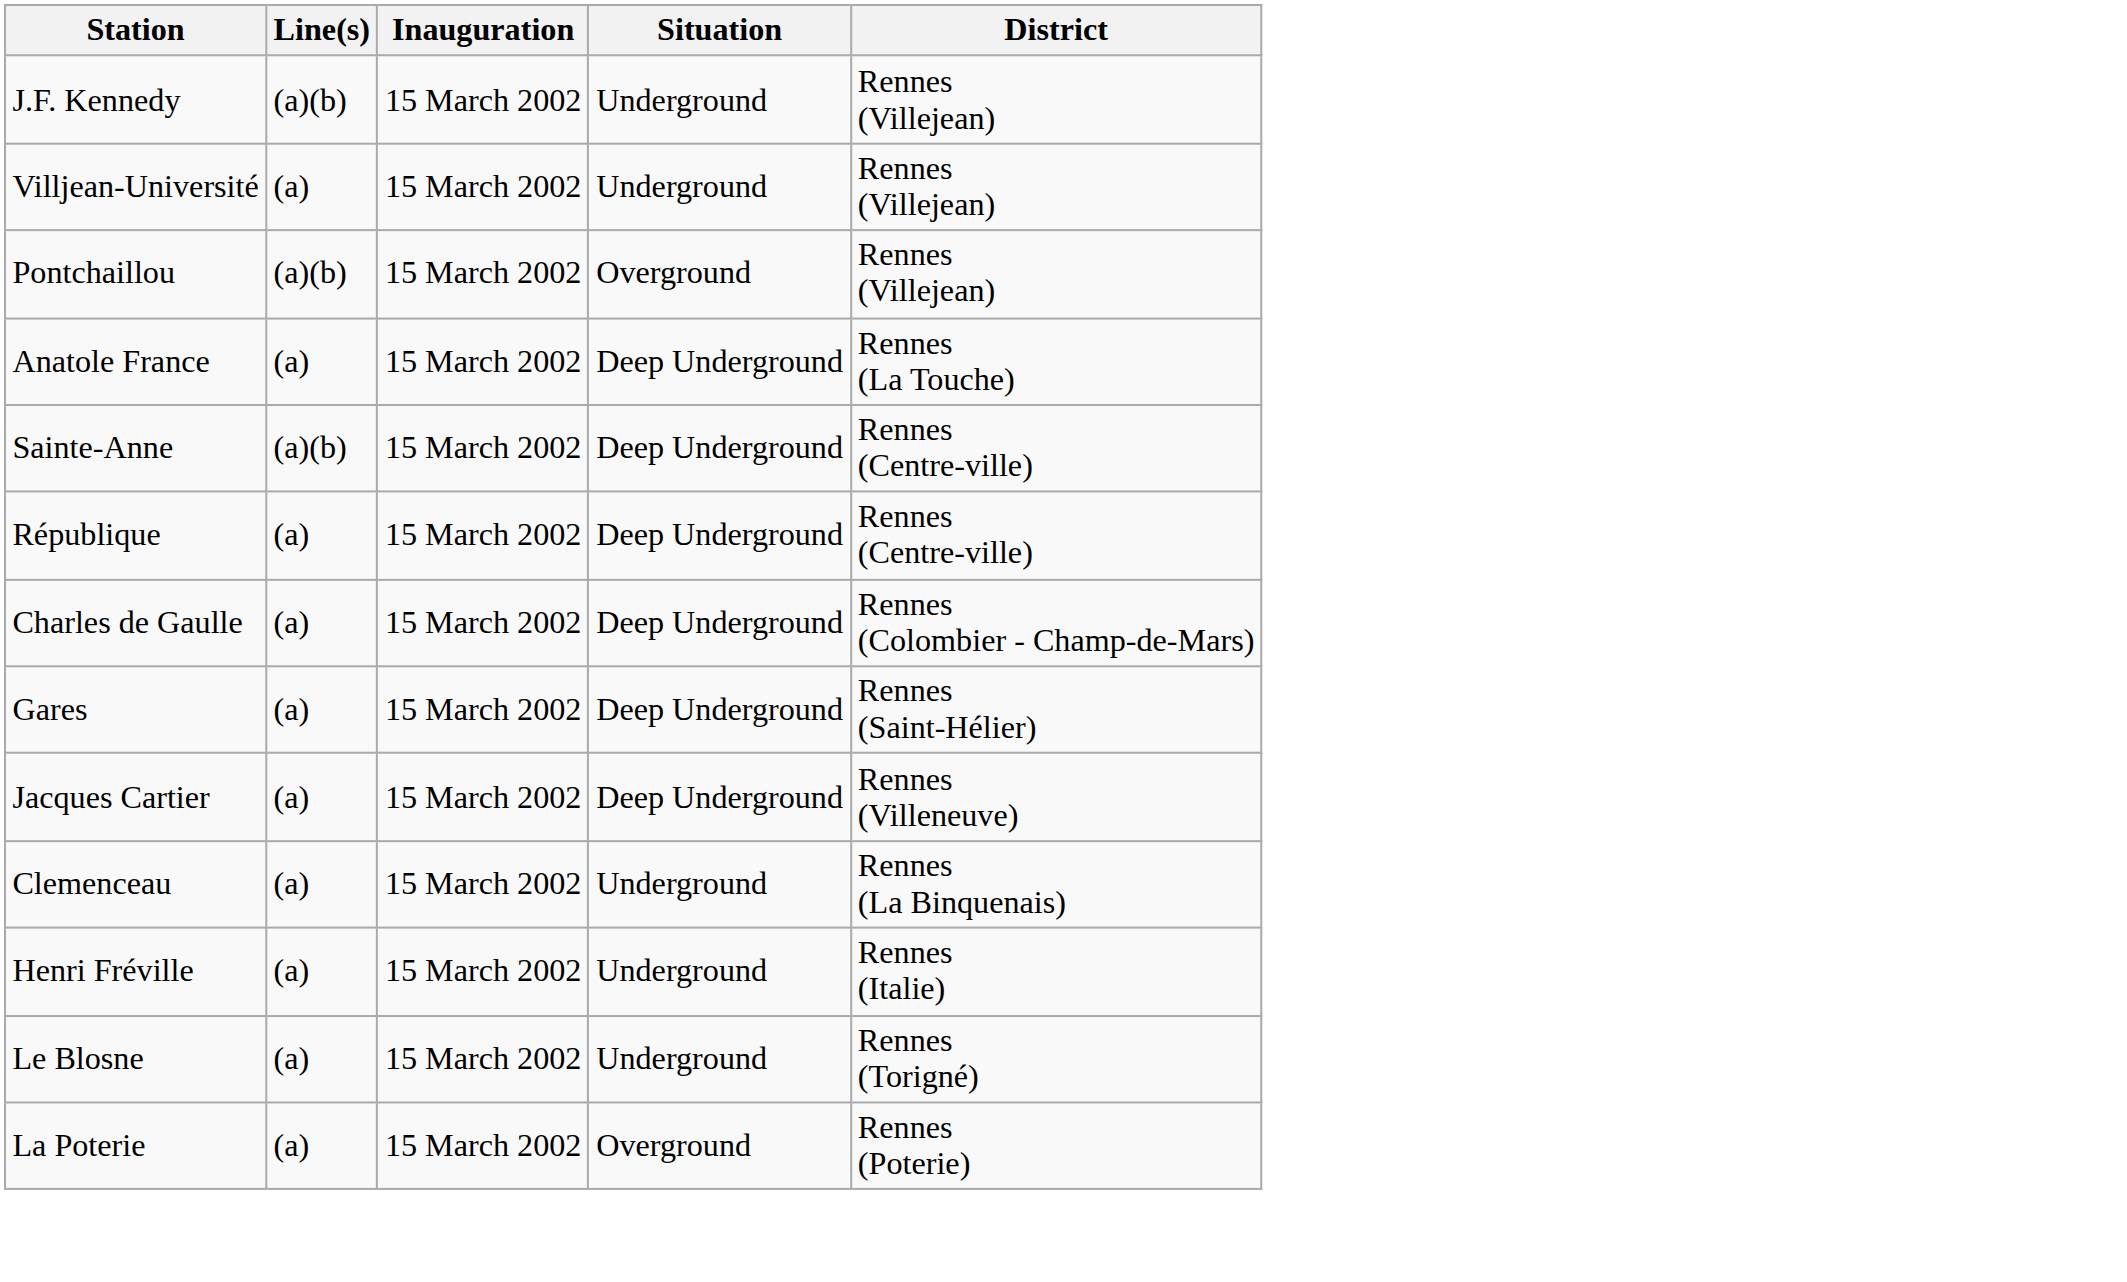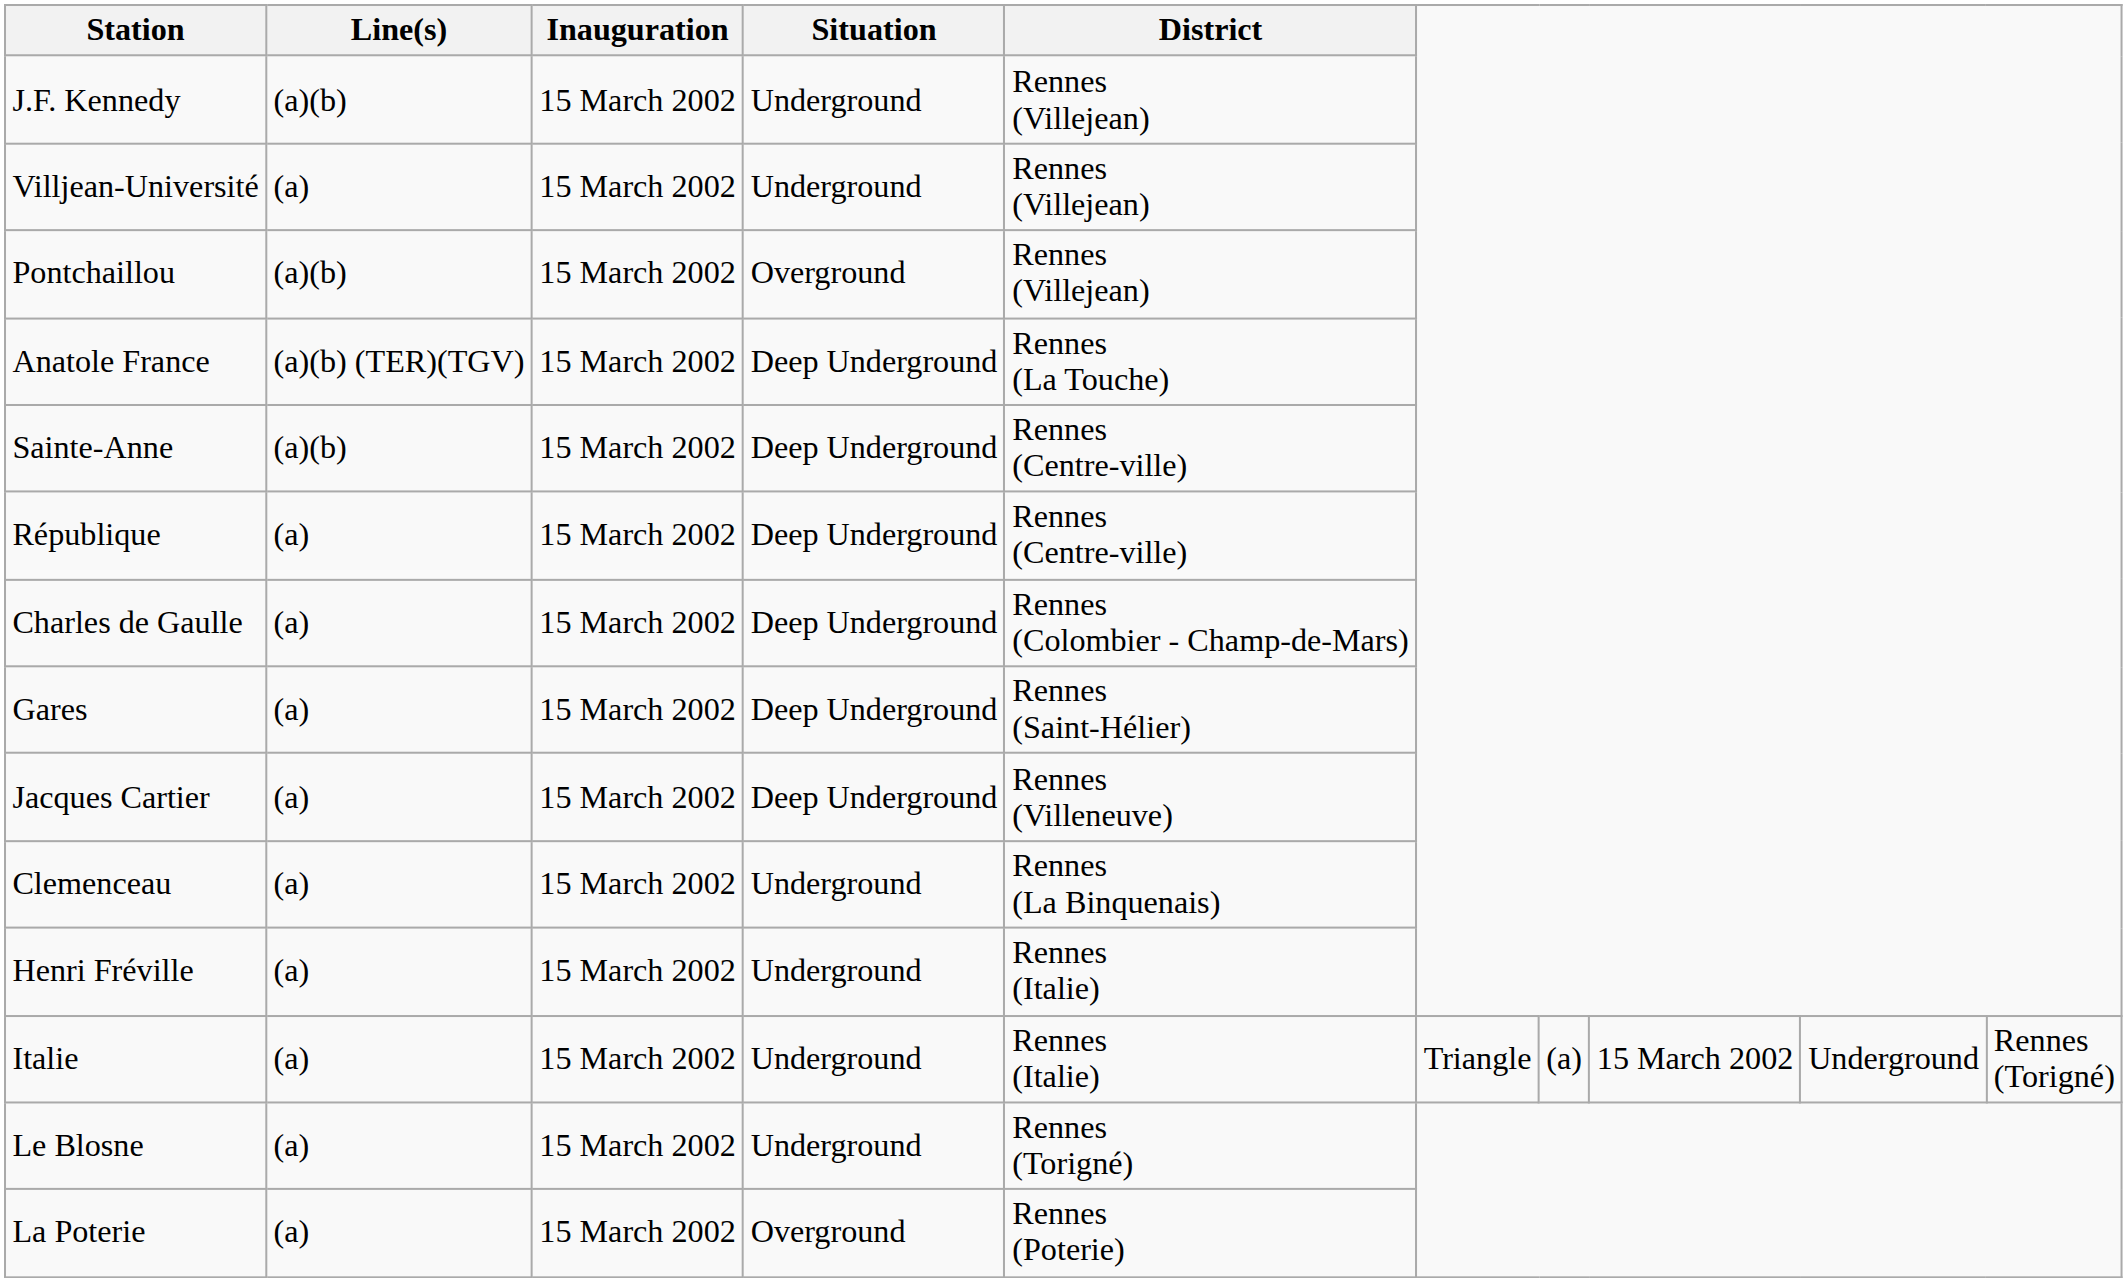(291, 360) (a) -> (399, 360) (a)(b) (TER)(TGV)
+ row: (45, 1058)
